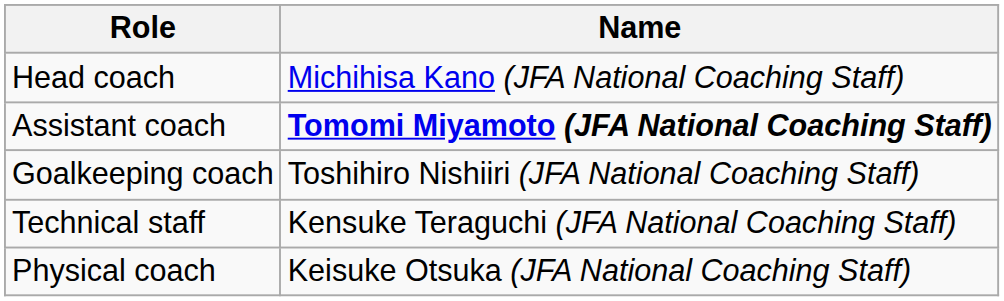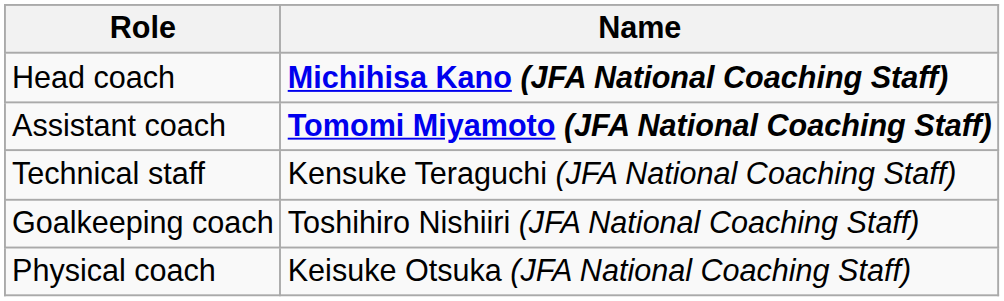(596, 77) normal -> (618, 77) bold
rows swapped: (109, 222) <-> (143, 174)
